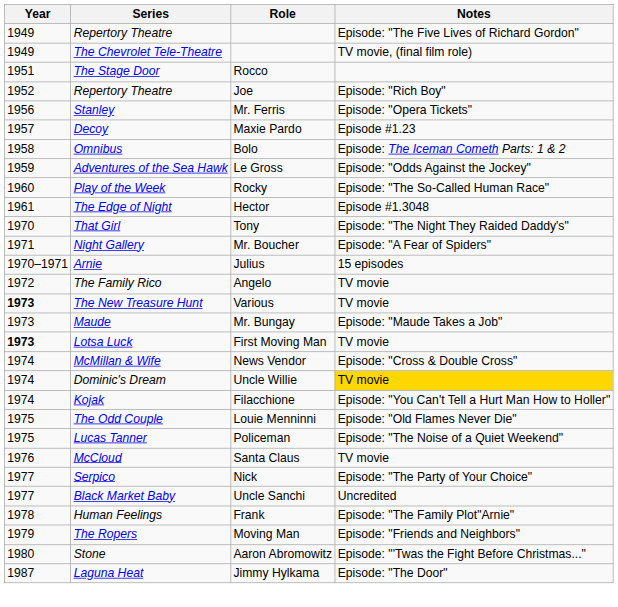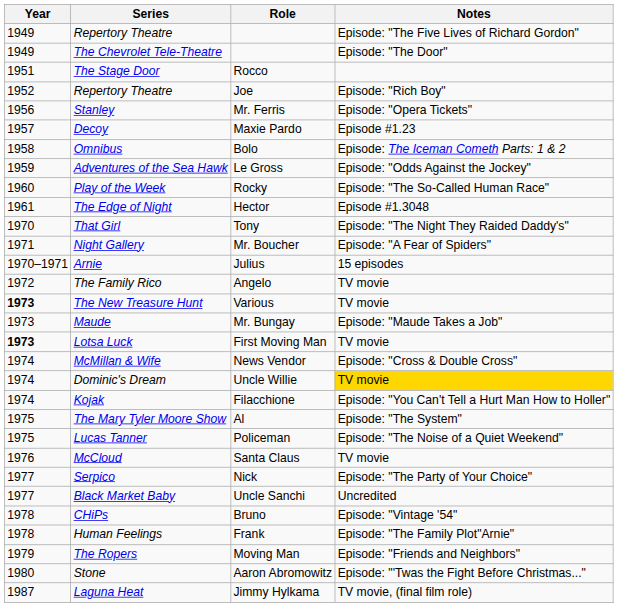(405, 52) TV movie, (final film role) -> (393, 52) Episode: "The Door"
+ row: (150, 419)
- row: (118, 419)
+ row: (91, 515)
(393, 573) Episode: "The Door" -> (405, 592) TV movie, (final film role)
